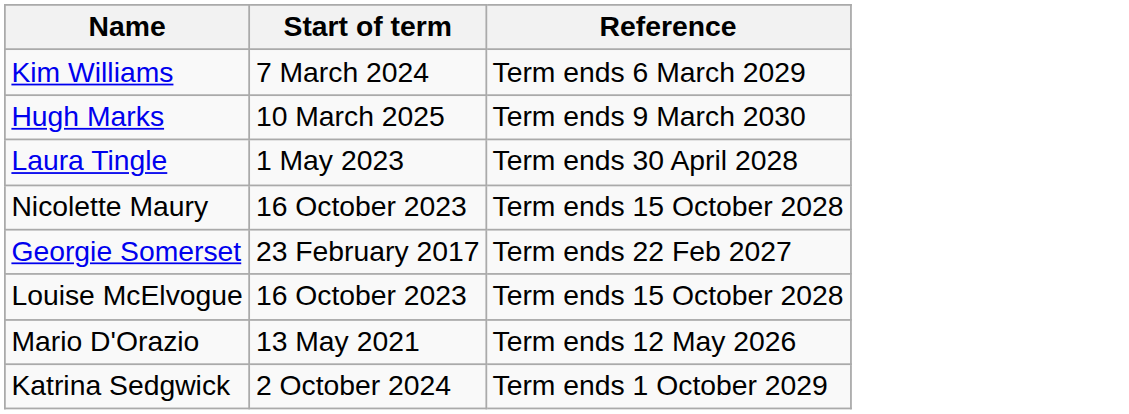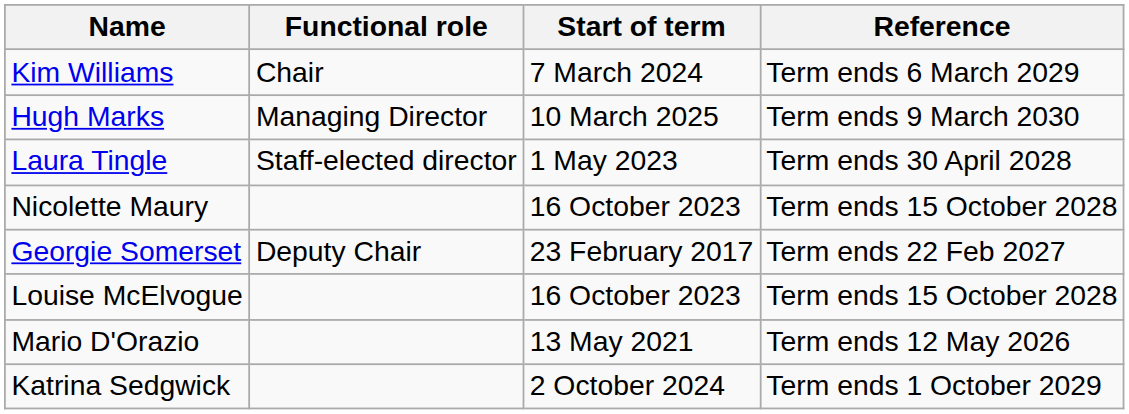+ column: (386, 26)
